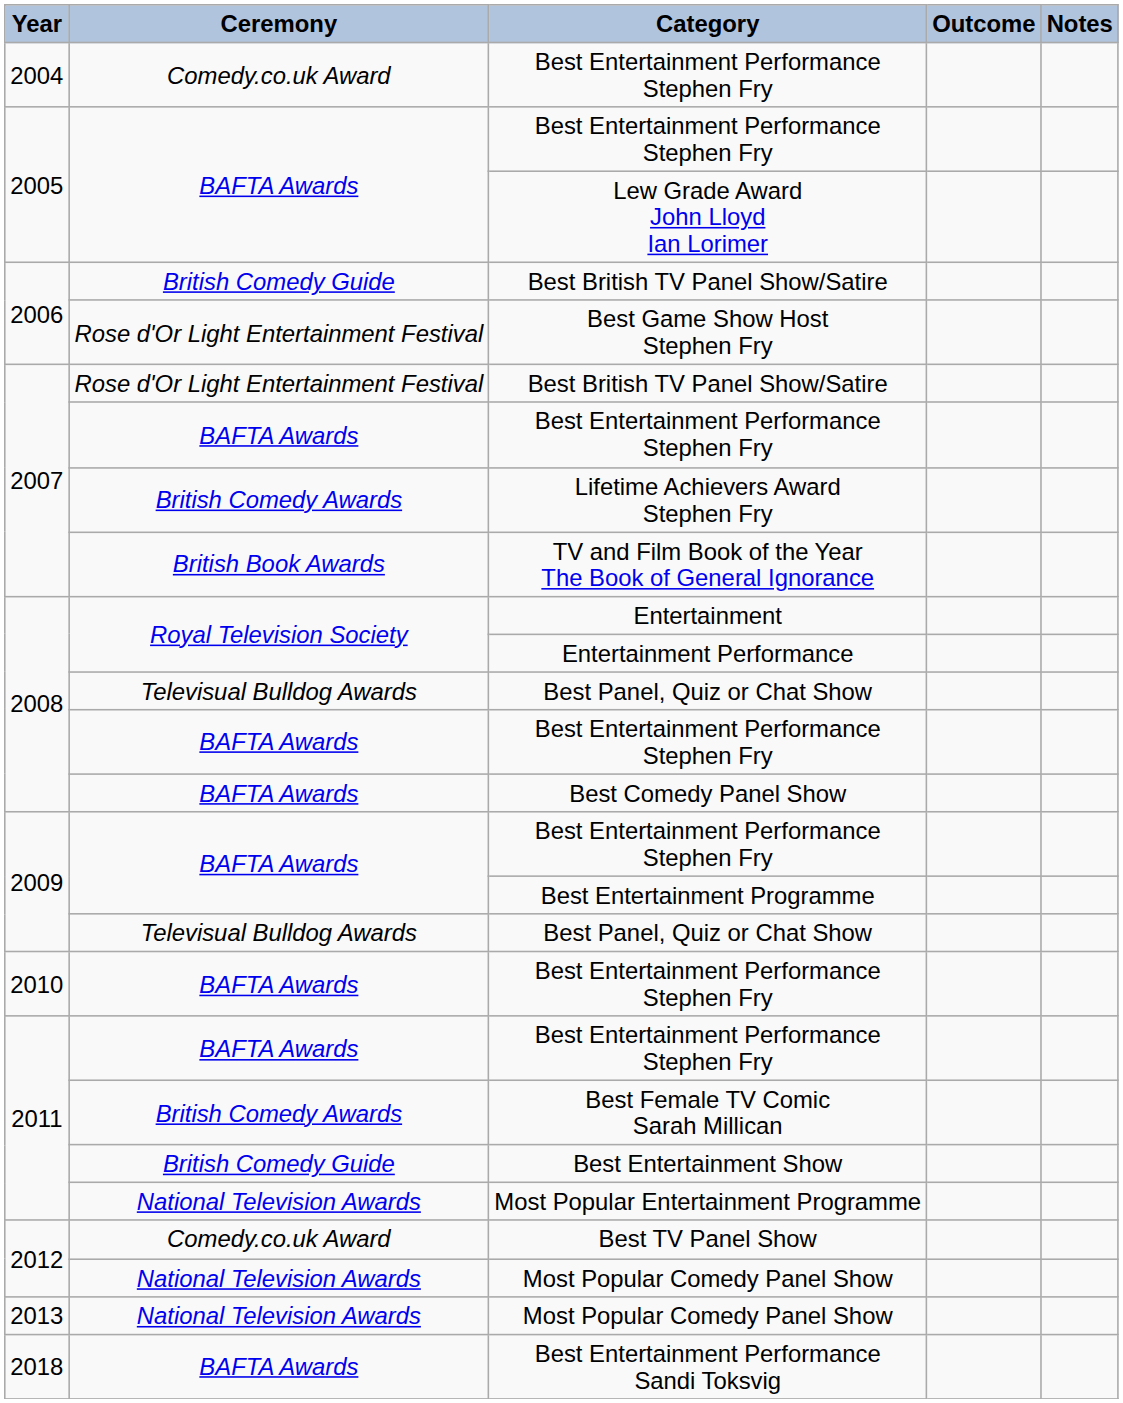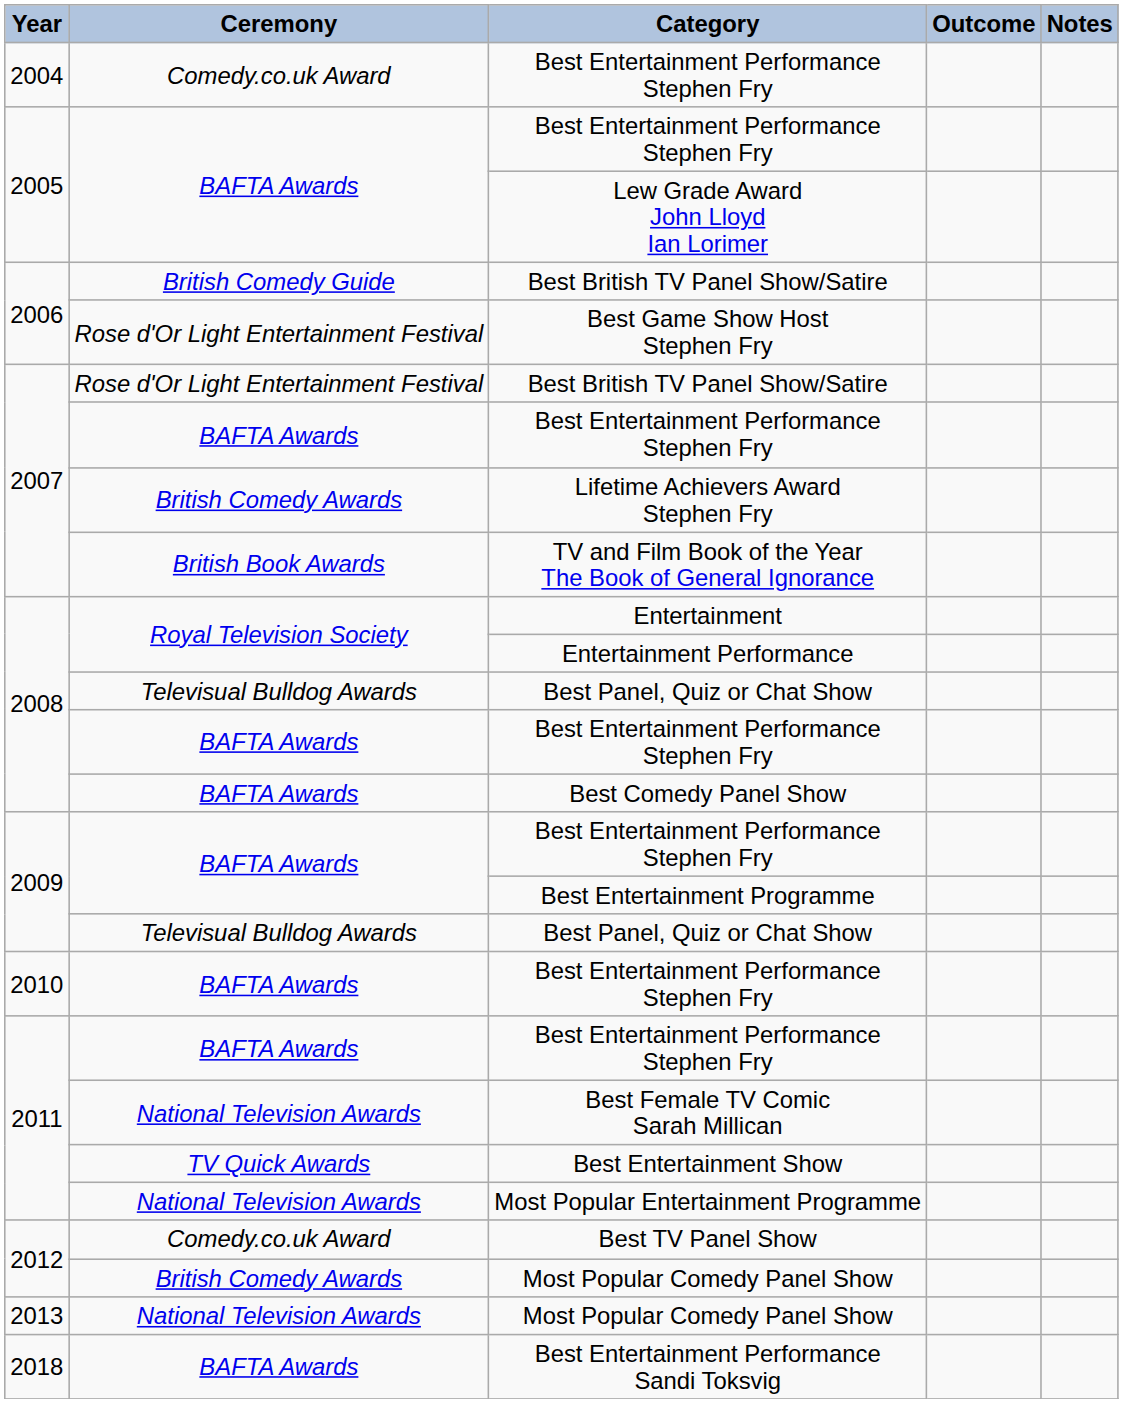(279, 1113) British Comedy Awards -> (279, 1113) National Television Awards
(279, 1164) British Comedy Guide -> (279, 1164) TV Quick Awards
(279, 1278) National Television Awards -> (279, 1278) British Comedy Awards
